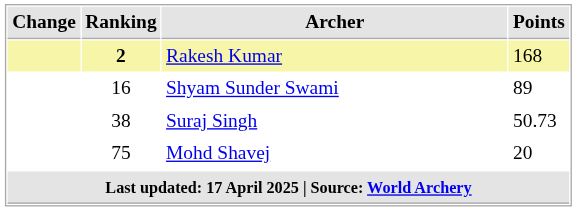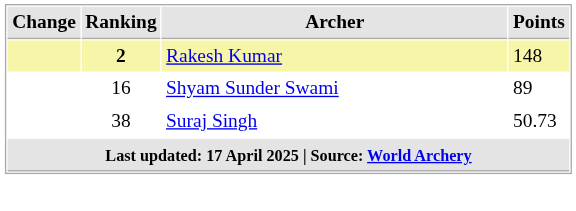(528, 55) 168 -> (528, 55) 148
- row: (218, 152)
